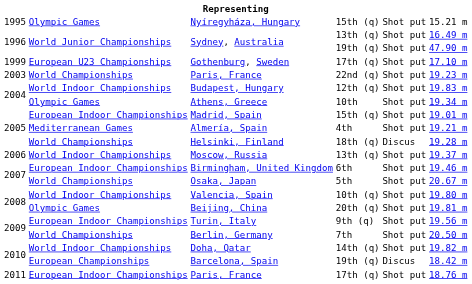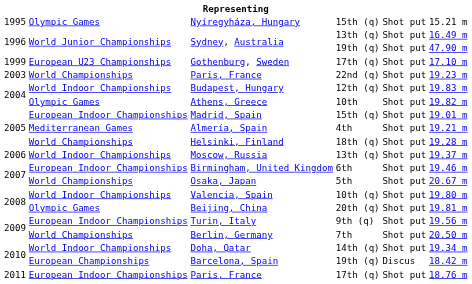(448, 101) 19.34 m -> (448, 101) 19.82 m
(399, 141) Discus -> (404, 141) Shot put
(448, 248) 19.82 m -> (448, 248) 19.34 m
